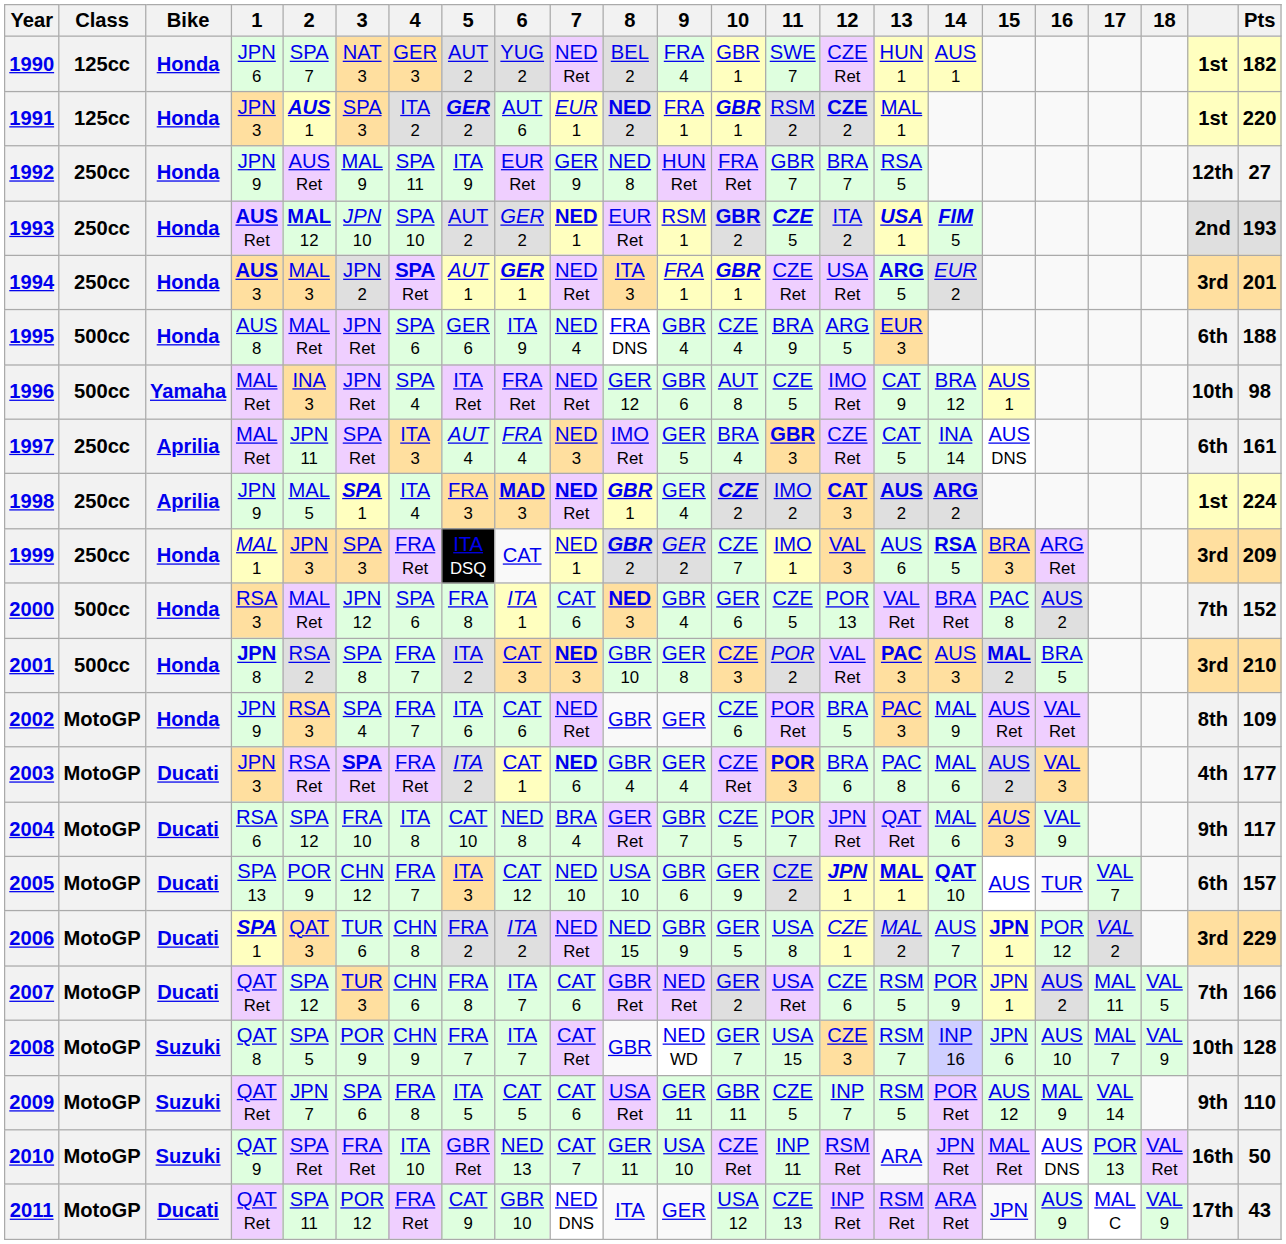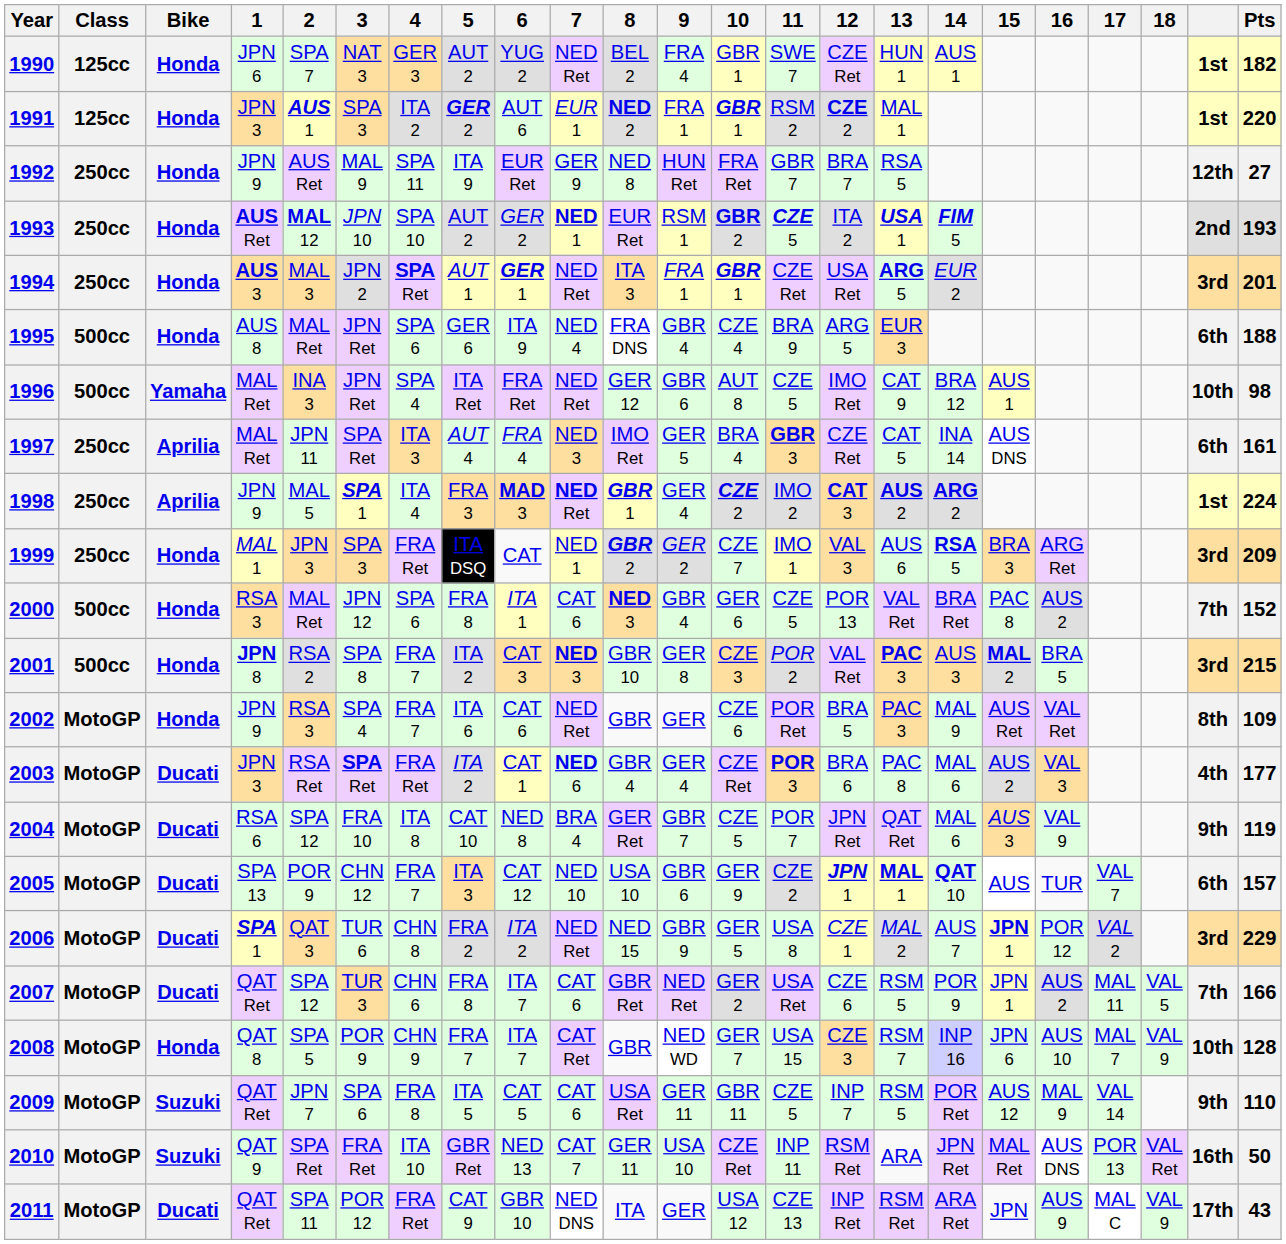(1260, 664) 210 -> (1260, 664) 215
(1260, 828) 117 -> (1260, 828) 119
(188, 1047) Suzuki -> (188, 1047) Honda
